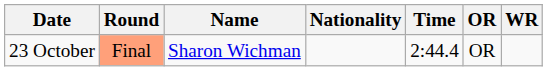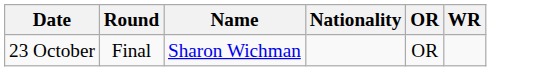- column: (434, 19)
(131, 50) lightsalmon background -> (131, 50) no background
